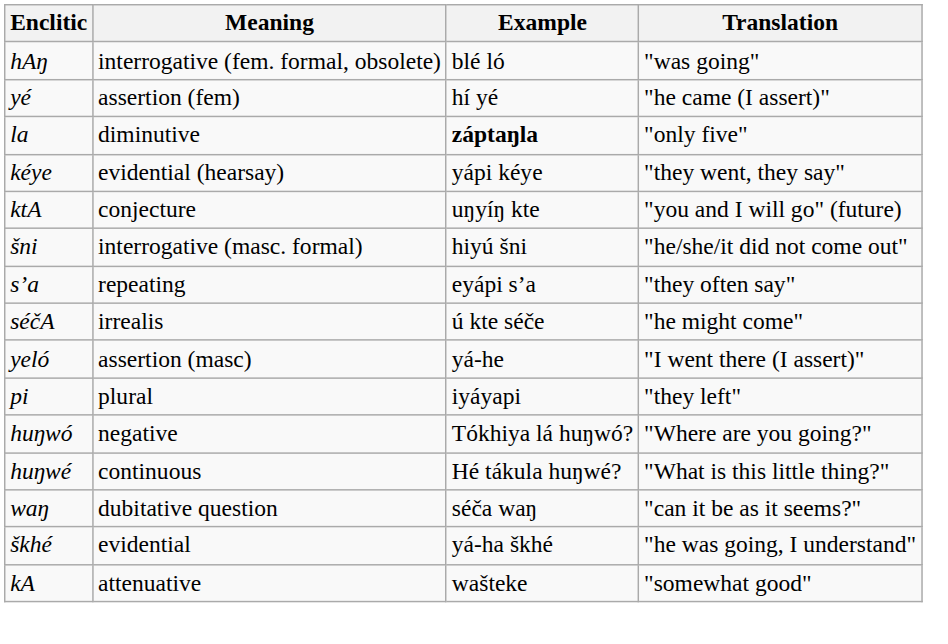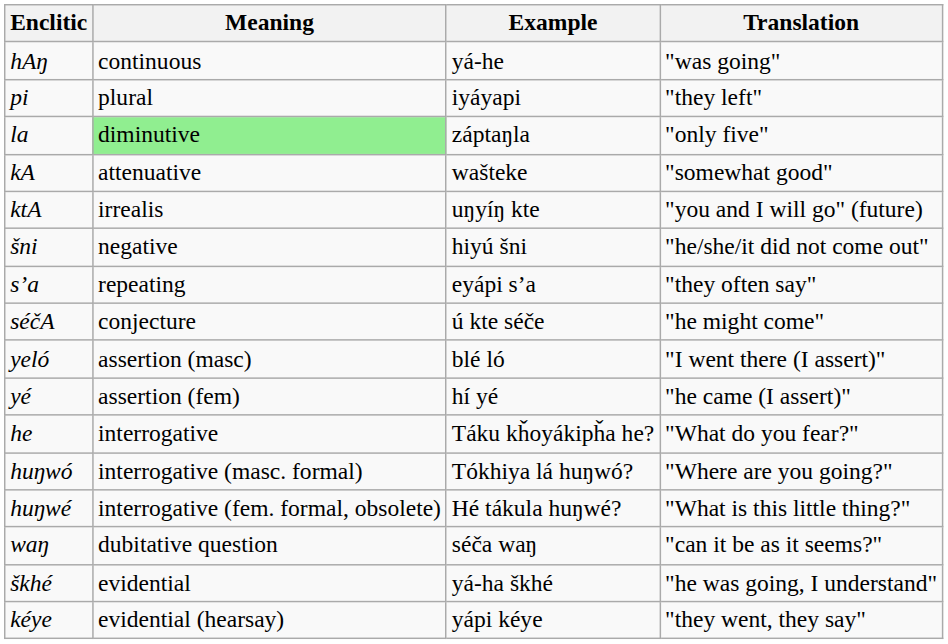(270, 60) interrogative (fem. formal, obsolete) -> (150, 60) continuous
(478, 60) blé ló -> (478, 60) yá-he
rows swapped: (19, 396) <-> (21, 97)
(149, 135) no background -> (149, 135) lightgreen background
(495, 135) bold -> (491, 135) normal
rows swapped: (23, 582) <-> (31, 172)
(147, 209) conjecture -> (131, 209) irrealis
(230, 246) interrogative (masc. formal) -> (138, 246) negative
(131, 321) irrealis -> (147, 321) conjecture
(478, 358) yá-he -> (478, 358) blé ló
+ row: (21, 433)
(138, 433) negative -> (230, 470) interrogative (masc. formal)
(150, 470) continuous -> (270, 508) interrogative (fem. formal, obsolete)
